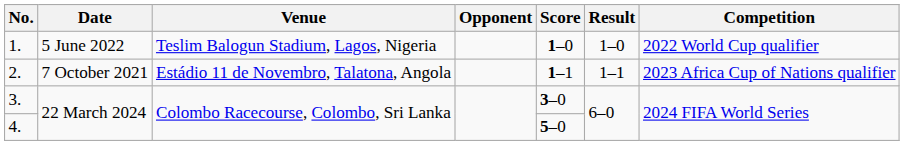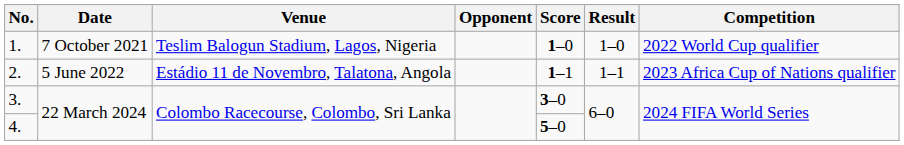(83, 45) 5 June 2022 -> (95, 45) 7 October 2021
(95, 72) 7 October 2021 -> (83, 72) 5 June 2022
